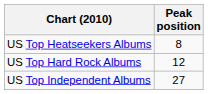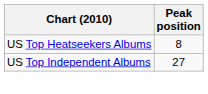- row: (74, 62)
